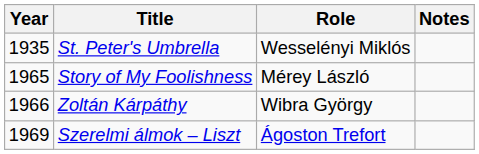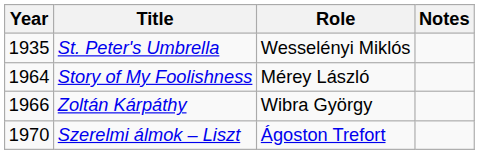(29, 76) 1965 -> (29, 76) 1964
(29, 134) 1969 -> (29, 134) 1970
